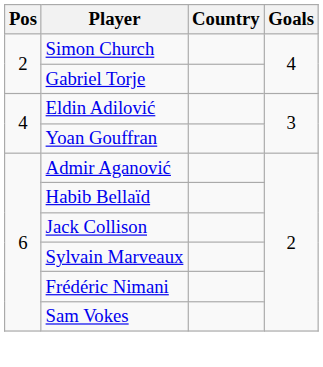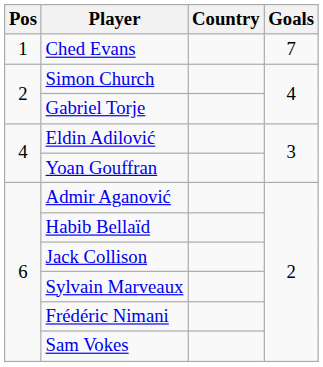+ row: (91, 49)
